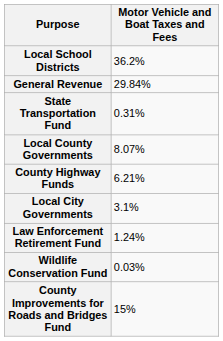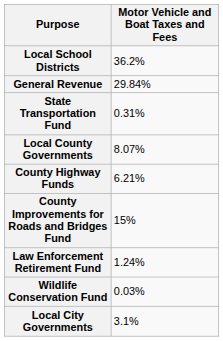rows swapped: (58, 208) <-> (58, 309)
